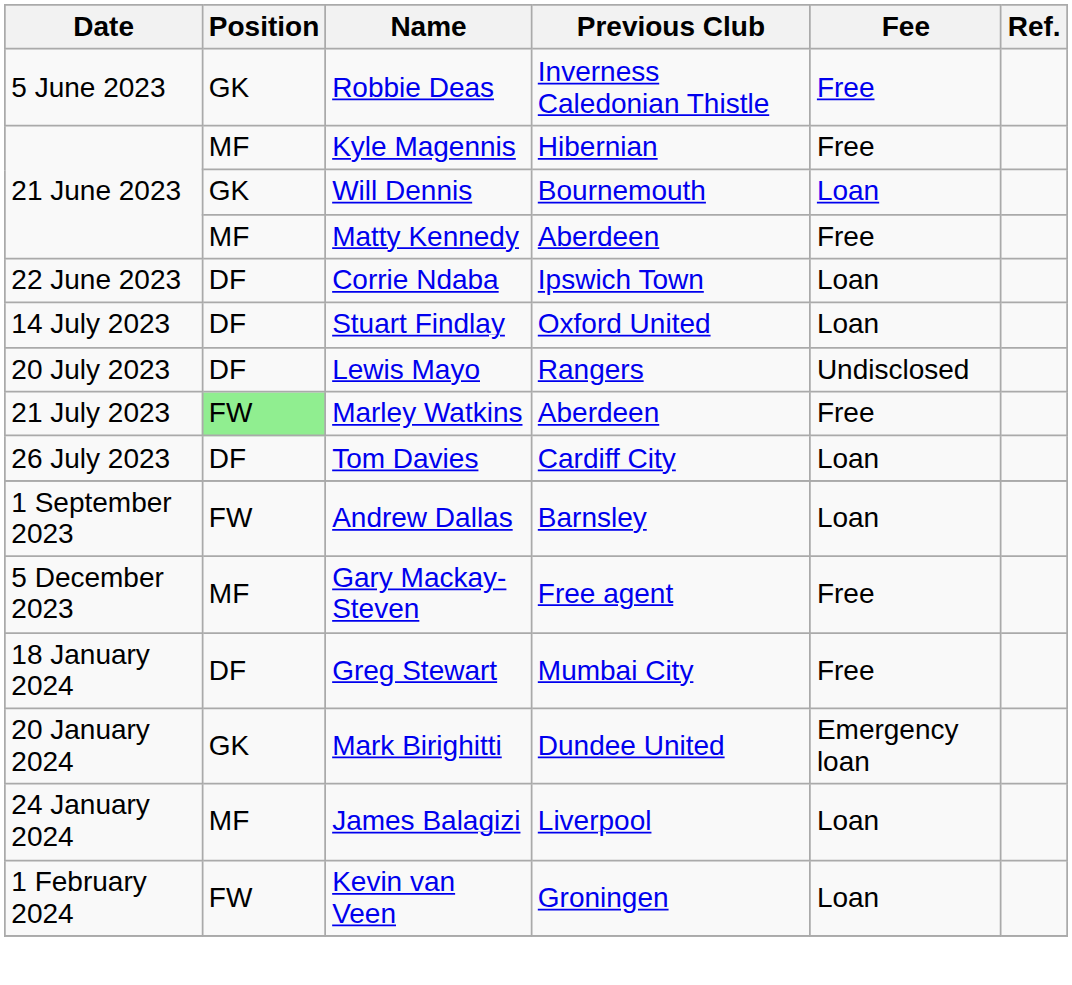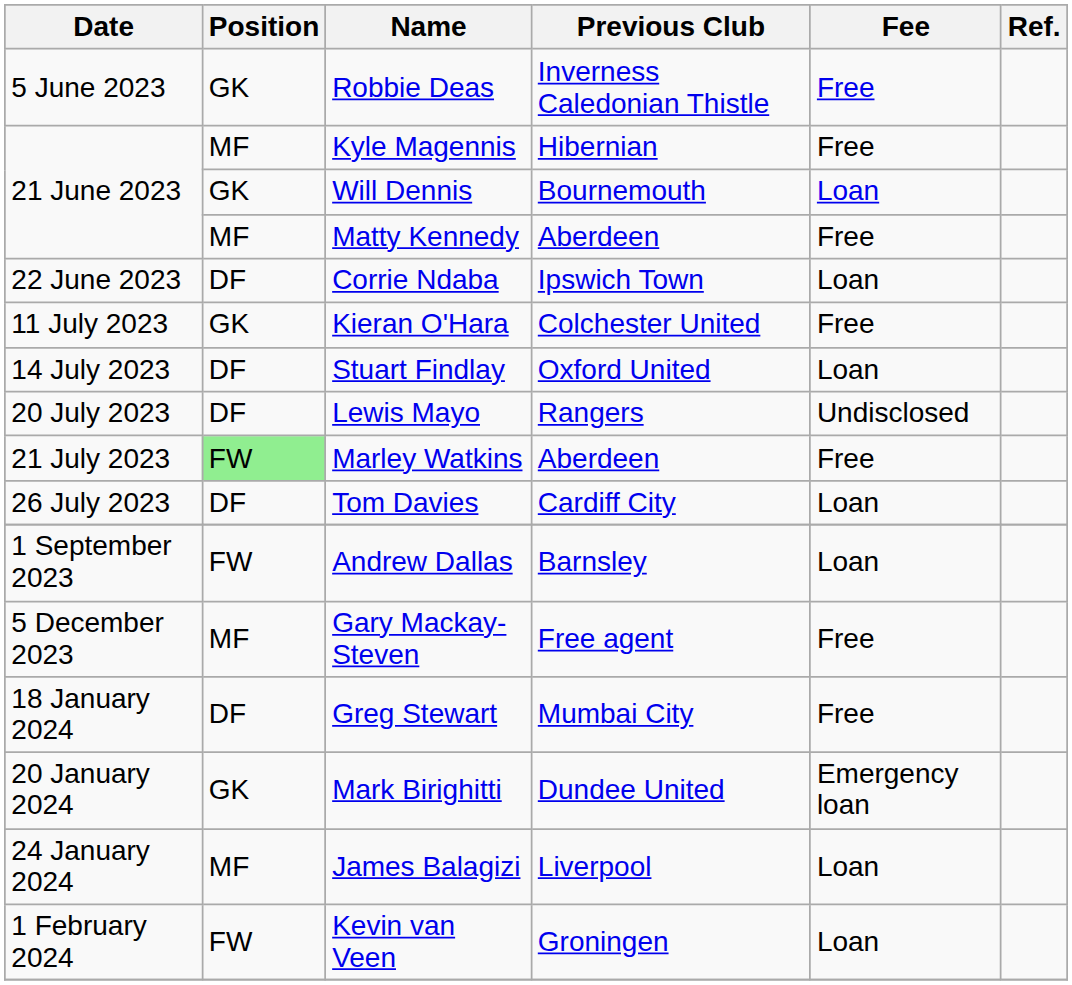+ row: (420, 324)
